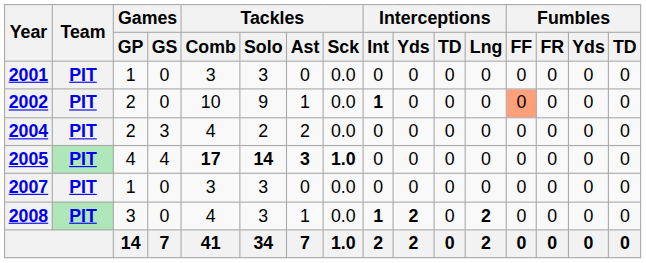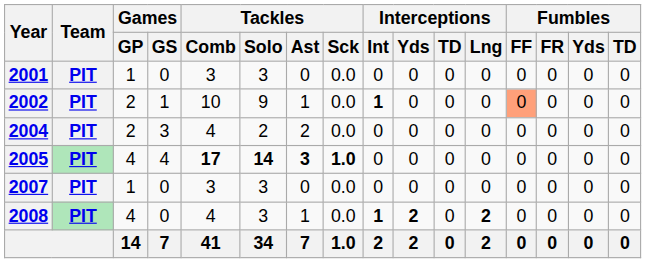(164, 103) 0 -> (164, 103) 1
(131, 215) 3 -> (131, 215) 4
